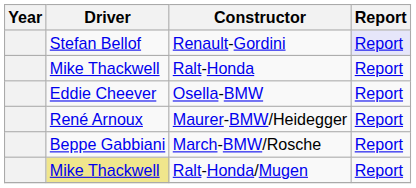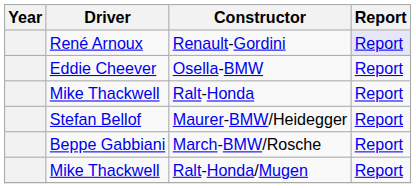(95, 43) Stefan Bellof -> (96, 43) René Arnoux
rows swapped: (218, 94) <-> (213, 68)
(96, 119) René Arnoux -> (95, 119) Stefan Bellof
(105, 171) khaki background -> (105, 171) no background
